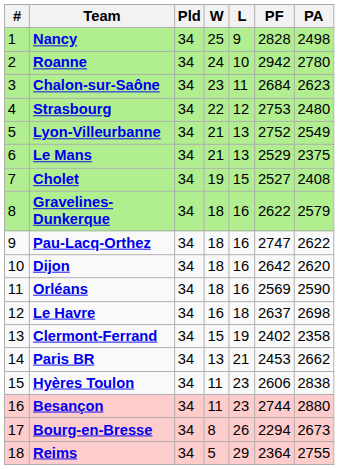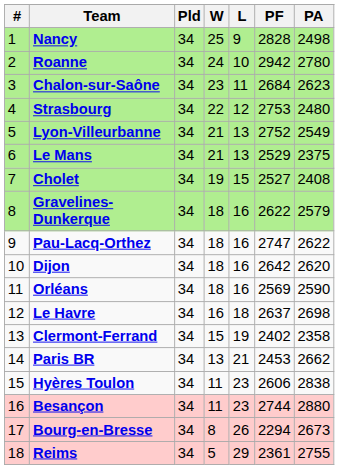(274, 452) 2364 -> (274, 452) 2361
